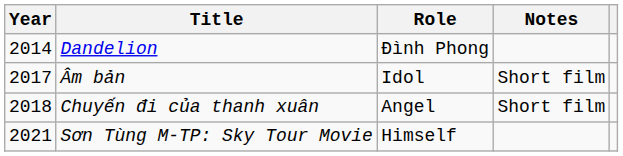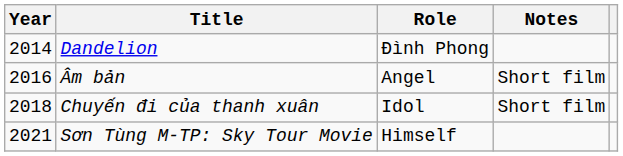(31, 78) 2017 -> (31, 78) 2016
(403, 78) Idol -> (408, 78) Angel
(408, 107) Angel -> (403, 107) Idol
